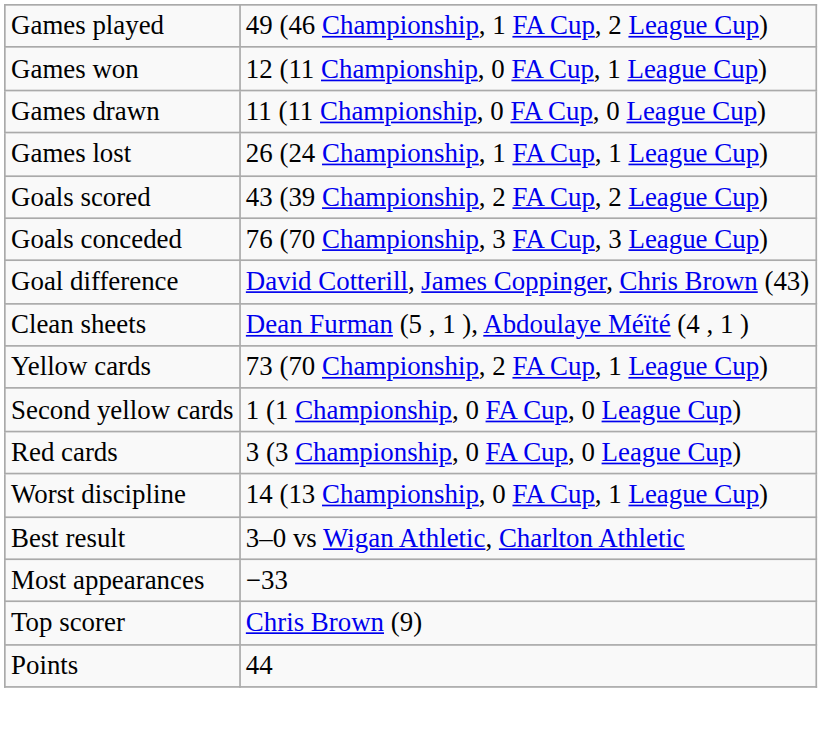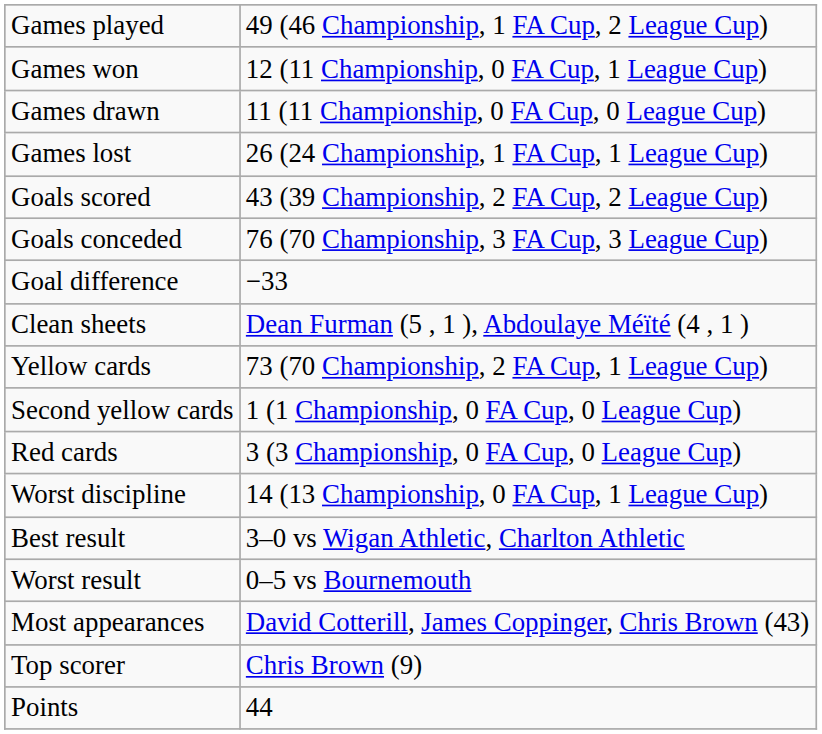(528, 281) David Cotterill, James Coppinger, Chris Brown (43) -> (267, 281) −33
+ row: (76, 580)
(267, 580) −33 -> (528, 622) David Cotterill, James Coppinger, Chris Brown (43)
